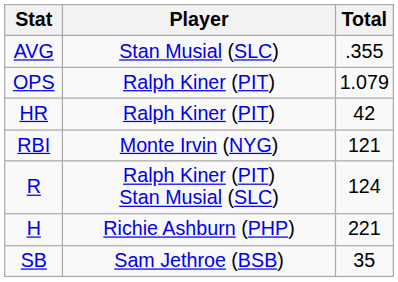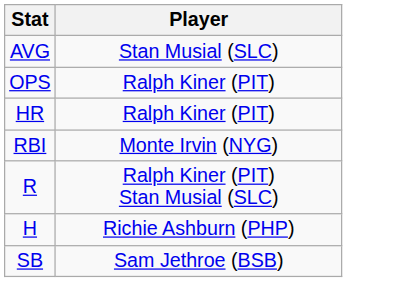- column: (364, 20)
